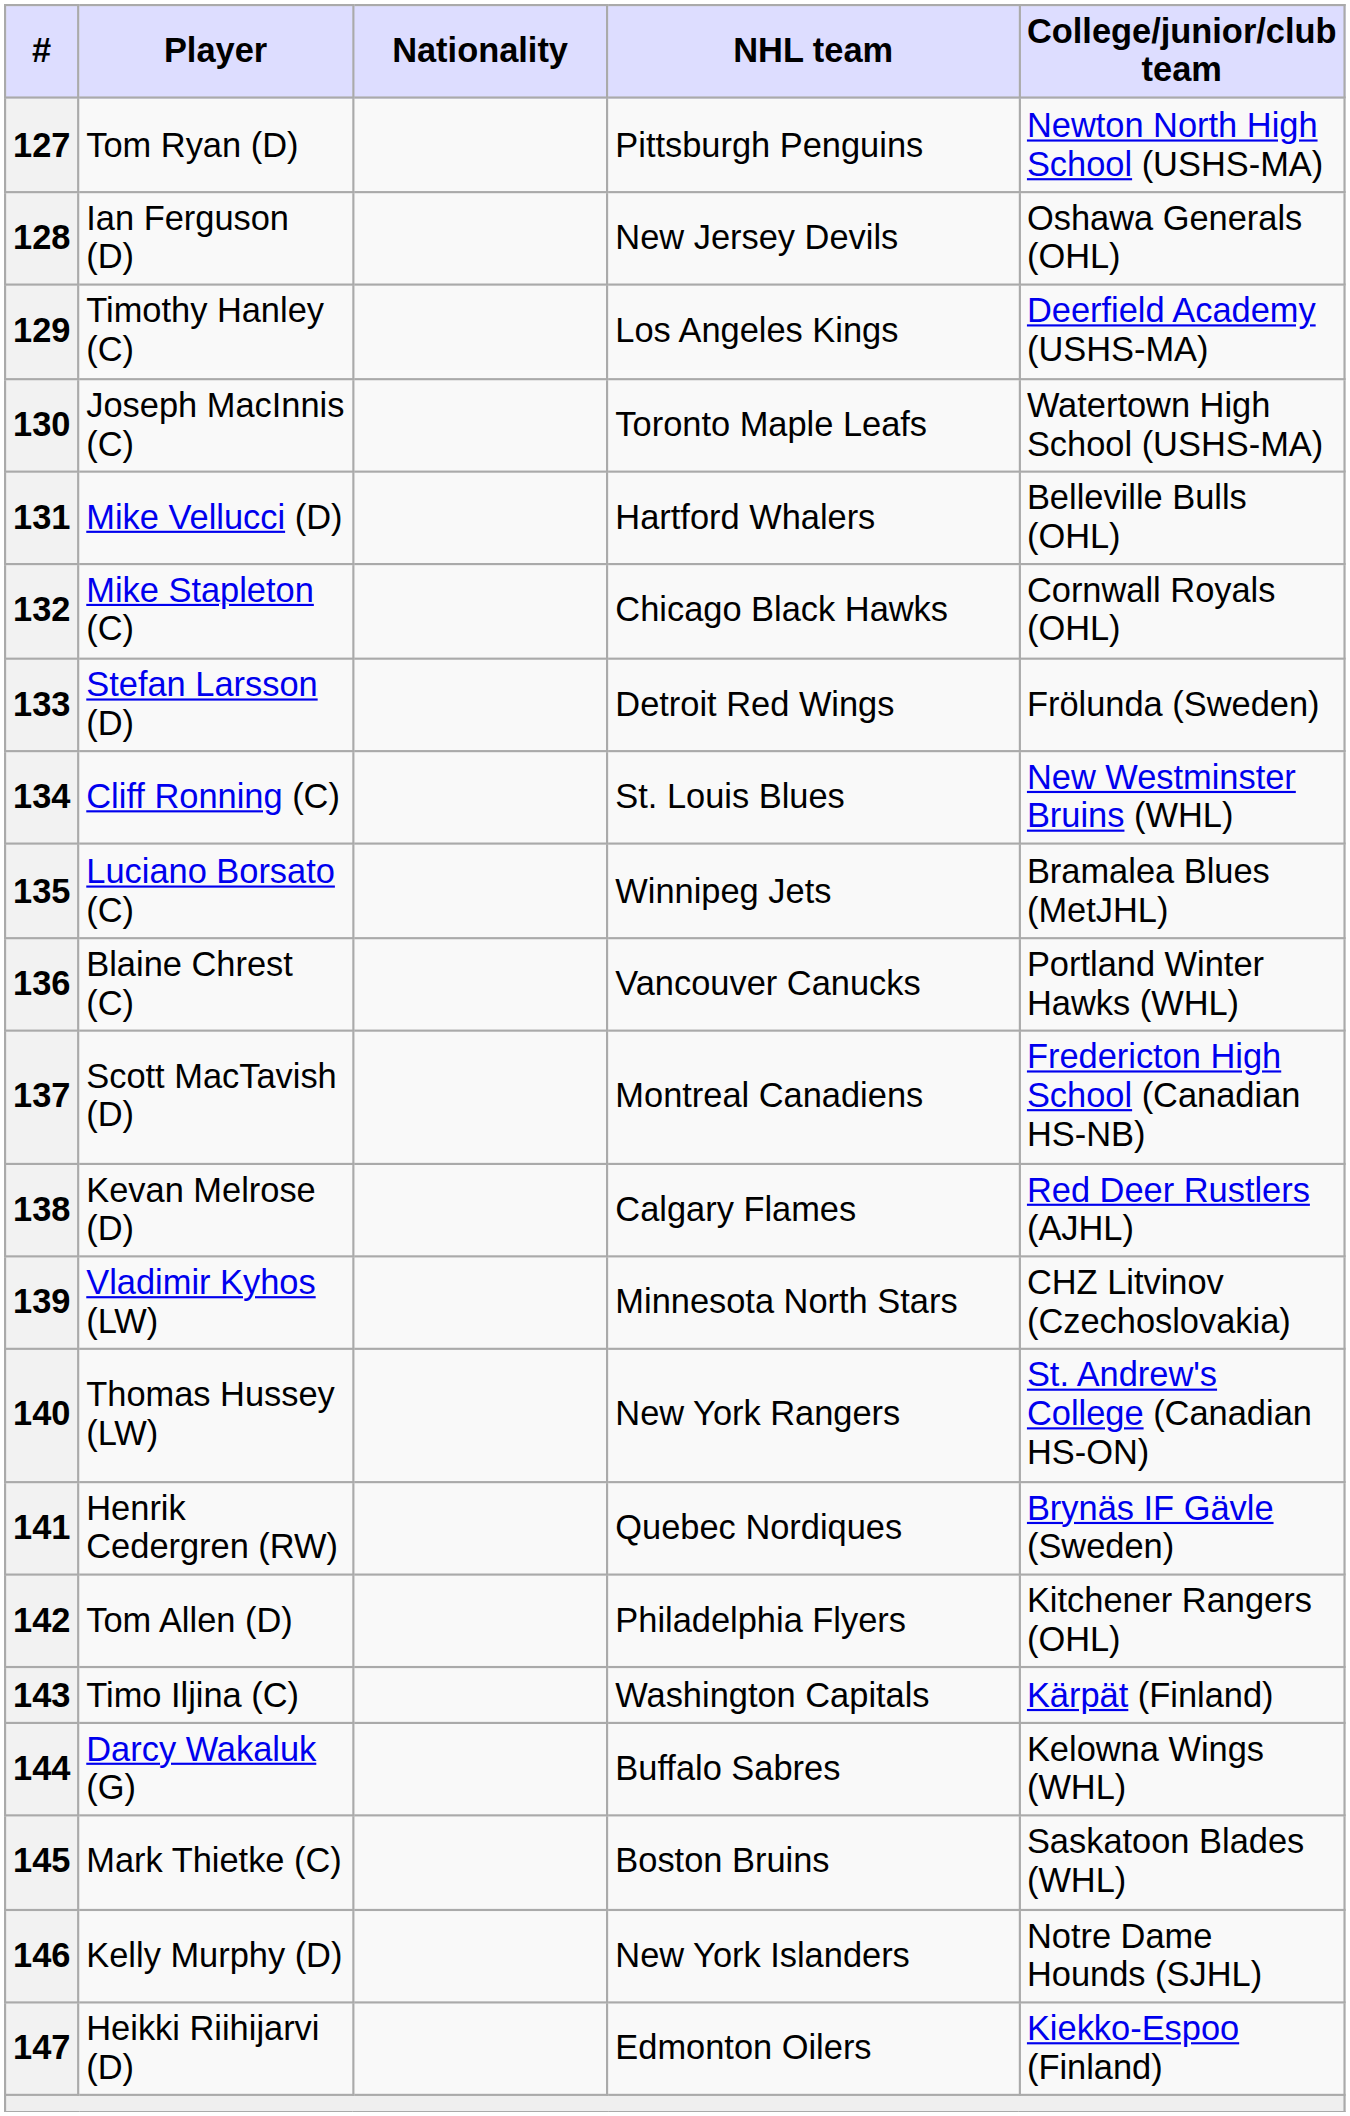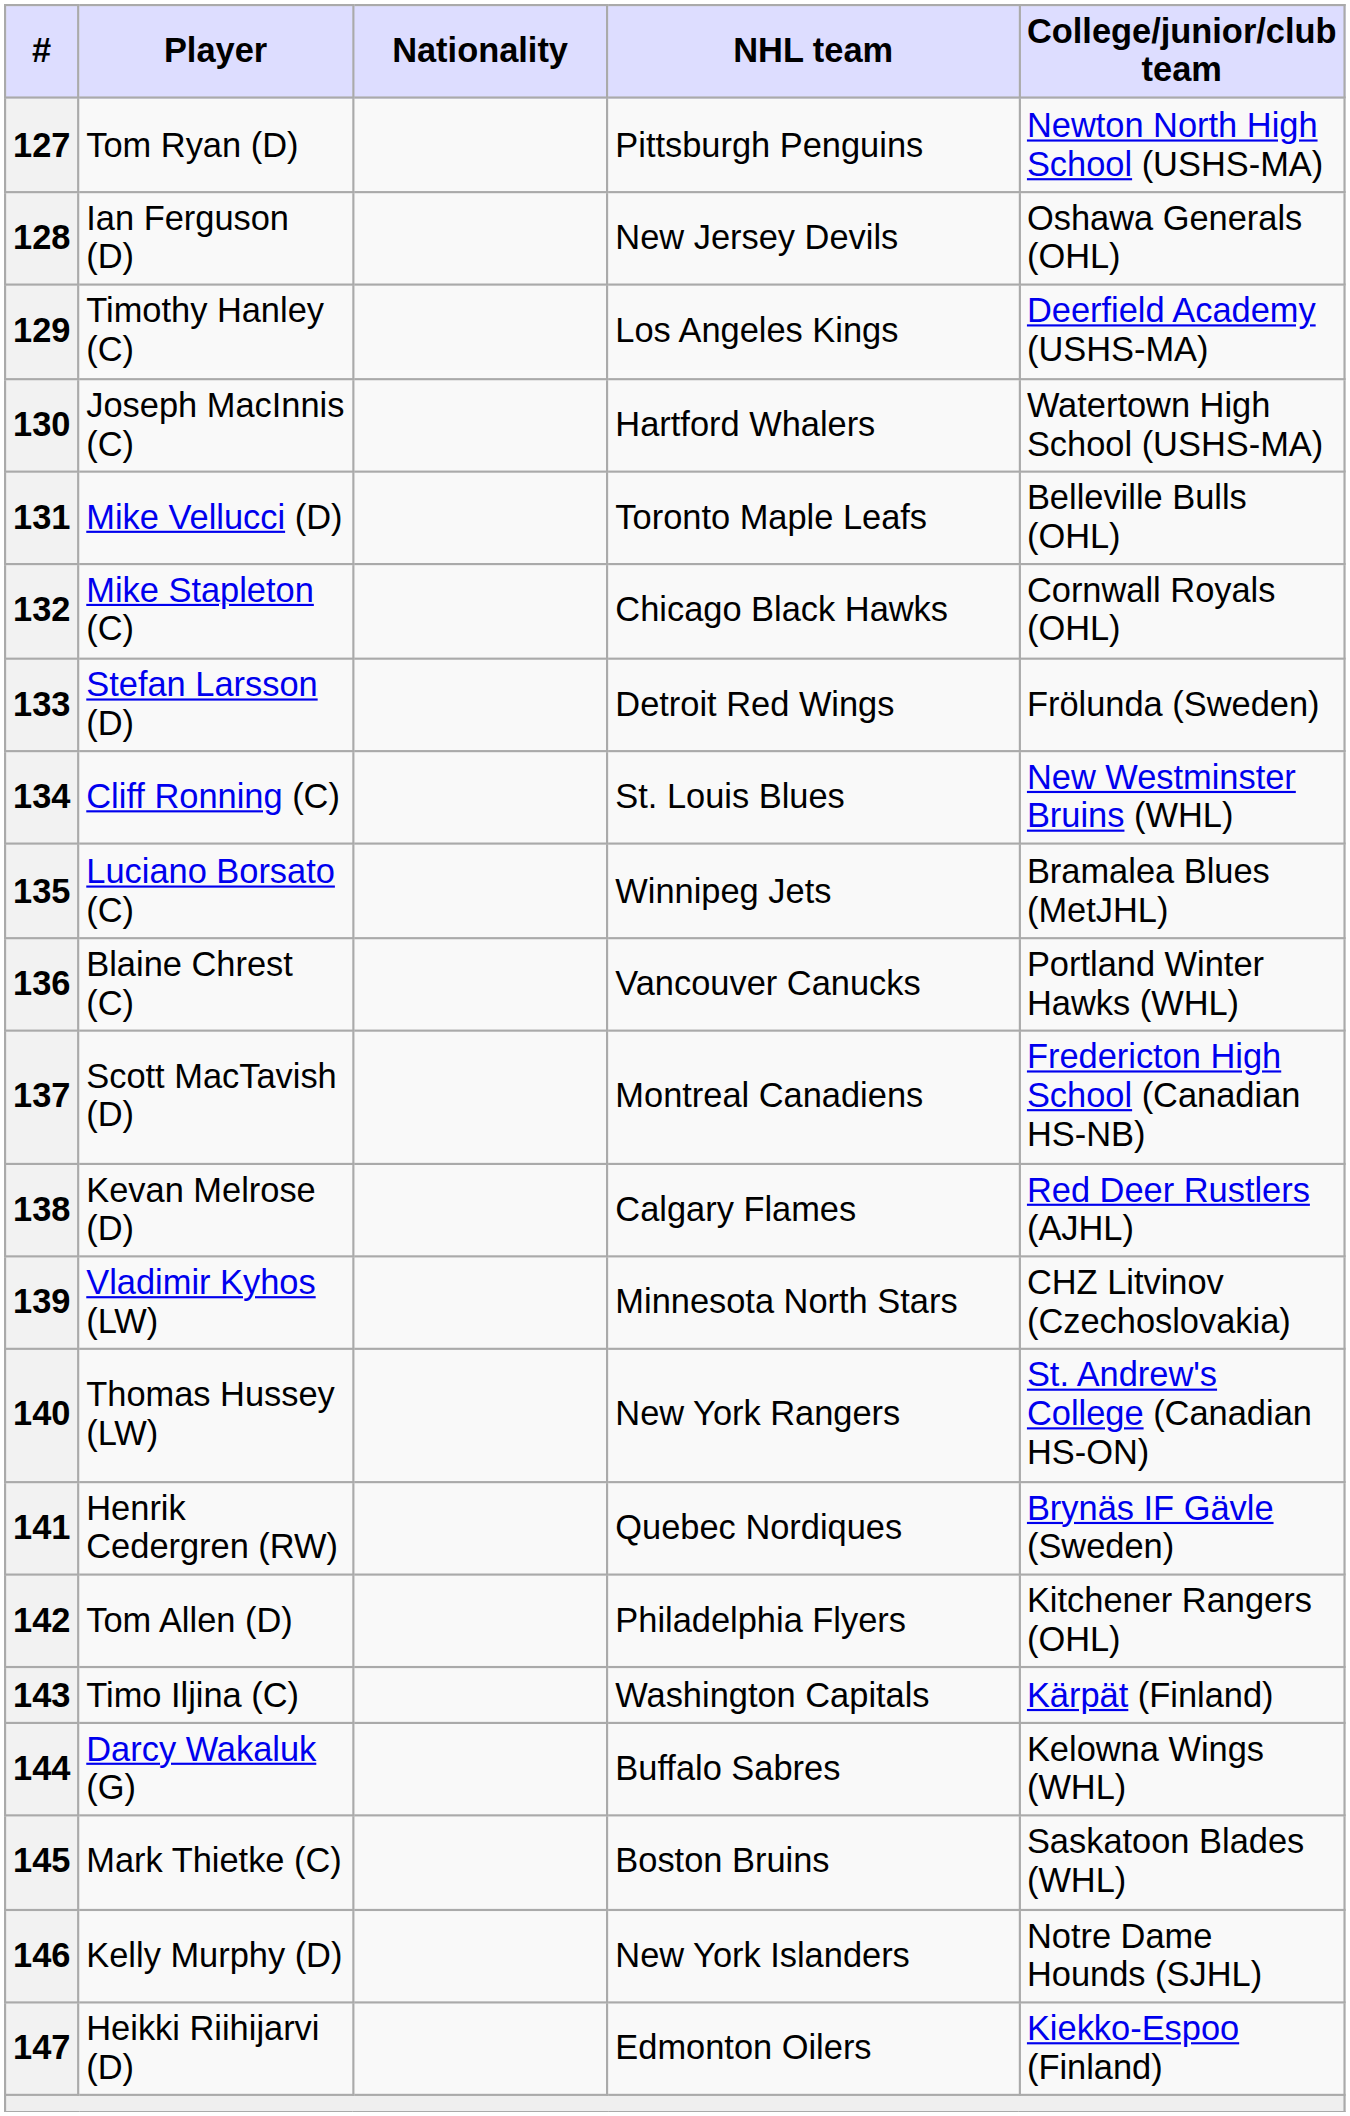(771, 424) Toronto Maple Leafs -> (745, 424) Hartford Whalers
(745, 517) Hartford Whalers -> (771, 517) Toronto Maple Leafs
